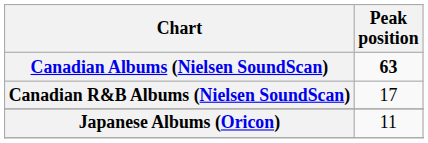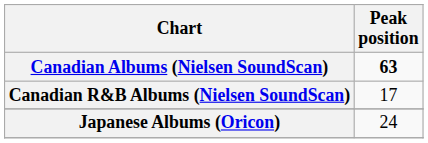(388, 123) 11 -> (388, 123) 24
